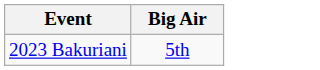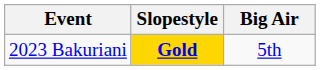+ column: (177, 19)
